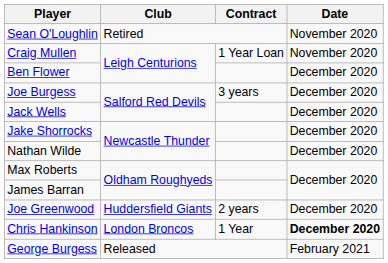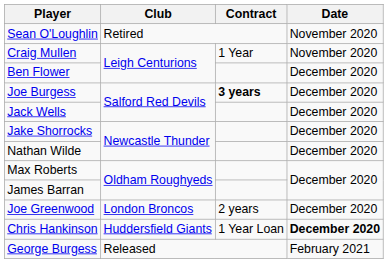(251, 53) 1 Year Loan -> (236, 53) 1 Year
(238, 92) normal -> (239, 92) bold
(158, 209) Huddersfield Giants -> (148, 209) London Broncos
(148, 229) London Broncos -> (158, 229) Huddersfield Giants
(236, 229) 1 Year -> (251, 229) 1 Year Loan
